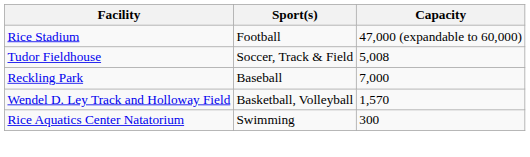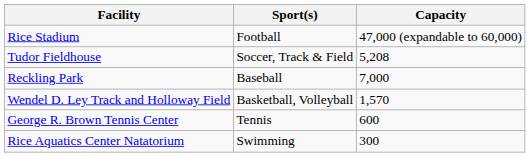(374, 57) 5,008 -> (374, 57) 5,208
+ row: (93, 120)
